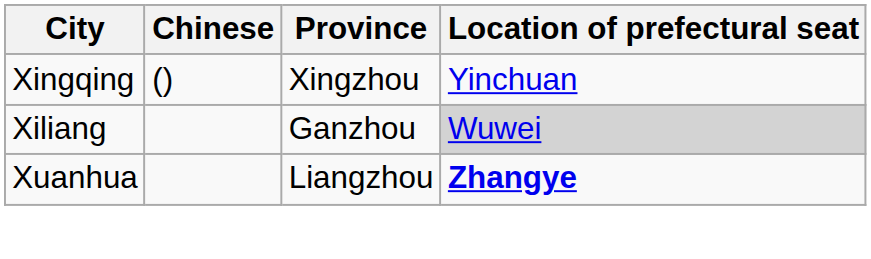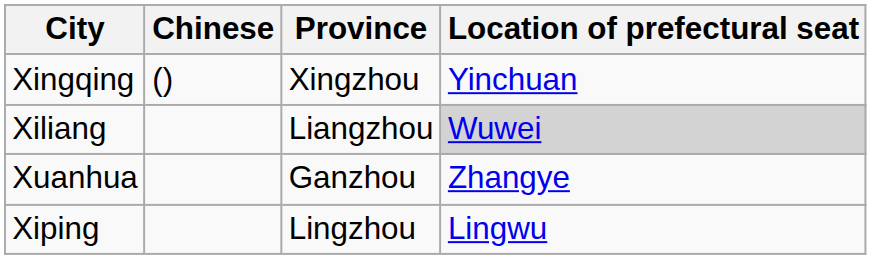(352, 128) Ganzhou -> (361, 128) Liangzhou
(361, 178) Liangzhou -> (352, 178) Ganzhou
(512, 178) bold -> (509, 178) normal
+ row: (56, 228)
